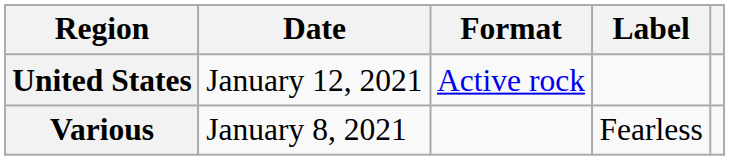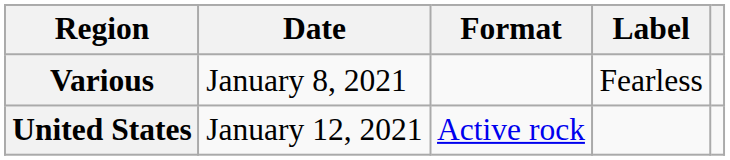rows swapped: (102, 129) <-> (102, 79)
